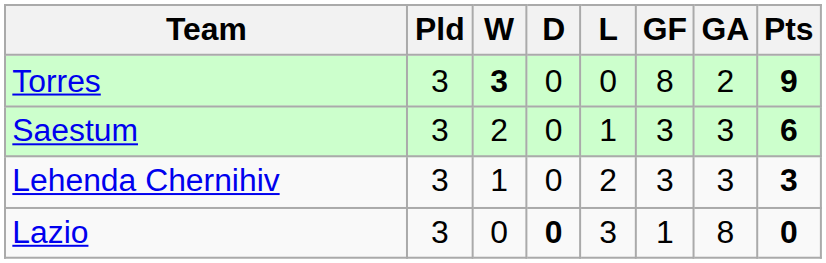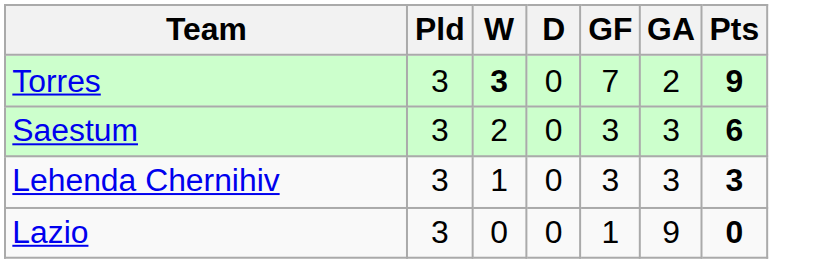- column: (608, 29)
(665, 80) 8 -> (610, 80) 7
(554, 231) bold -> (554, 231) normal
(725, 231) 8 -> (671, 231) 9
